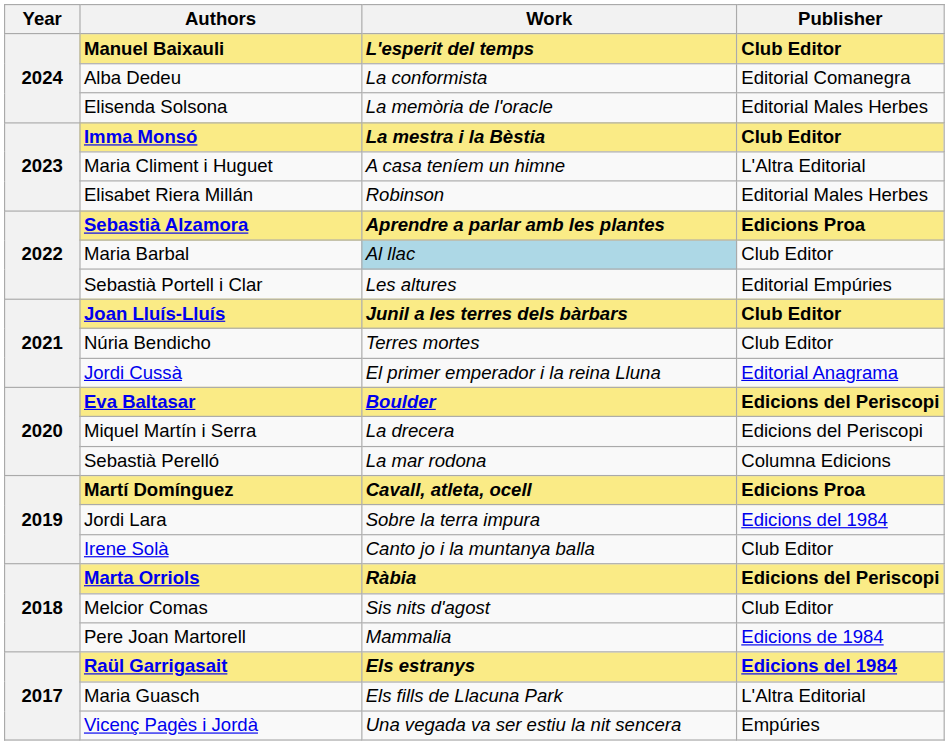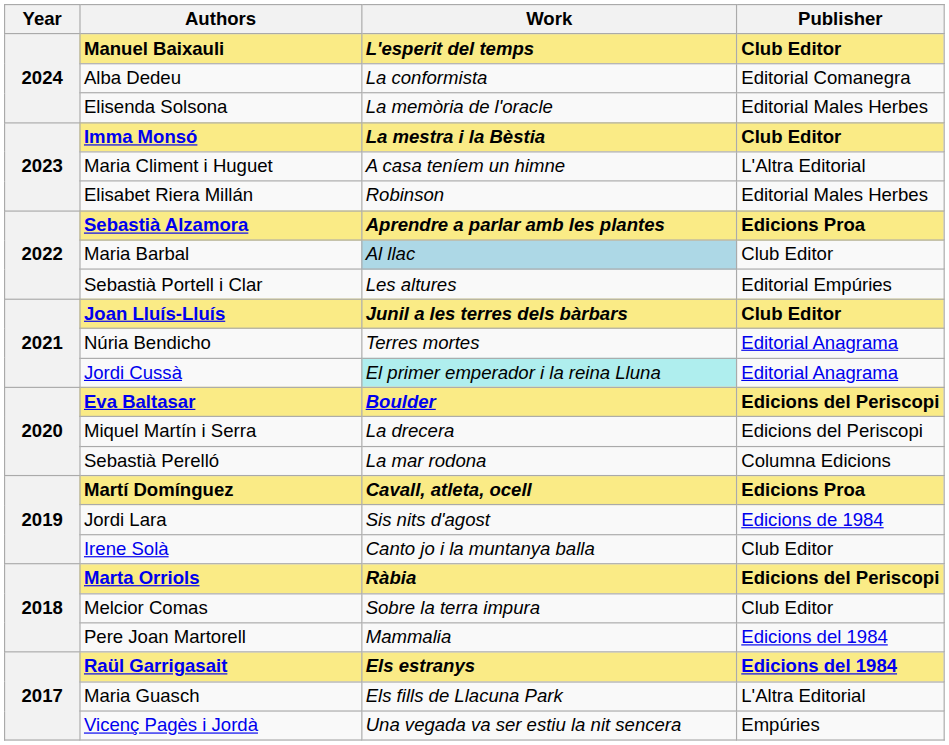(787, 343) Club Editor -> (820, 343) Editorial Anagrama
(513, 372) no background -> (513, 372) paleturquoise background
(453, 519) Sobre la terra impura -> (428, 519) Sis nits d'agost
(815, 519) Edicions del 1984 -> (812, 519) Edicions de 1984
(428, 607) Sis nits d'agost -> (453, 607) Sobre la terra impura
(812, 637) Edicions de 1984 -> (815, 637) Edicions del 1984
